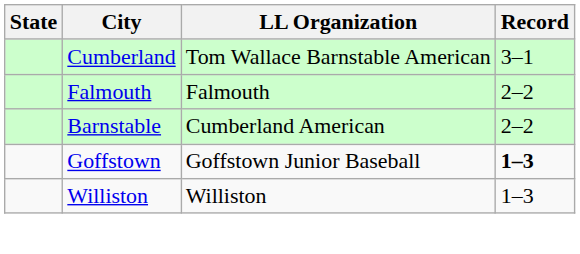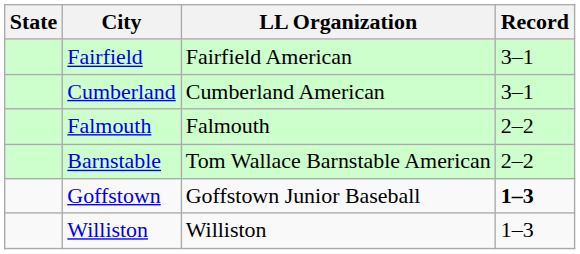+ row: (105, 56)
(338, 56) Tom Wallace Barnstable American -> (285, 91) Cumberland American
(285, 126) Cumberland American -> (338, 160) Tom Wallace Barnstable American
